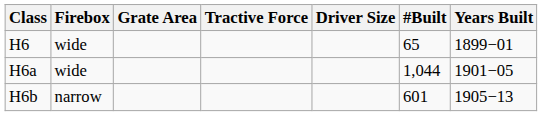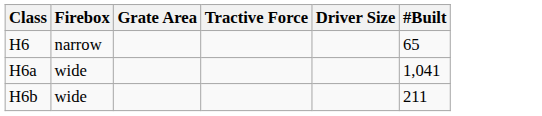- column: (494, 17)
(71, 44) wide -> (78, 44) narrow
(422, 70) 1,044 -> (422, 70) 1,041
(78, 96) narrow -> (71, 96) wide
(415, 96) 601 -> (415, 96) 211
